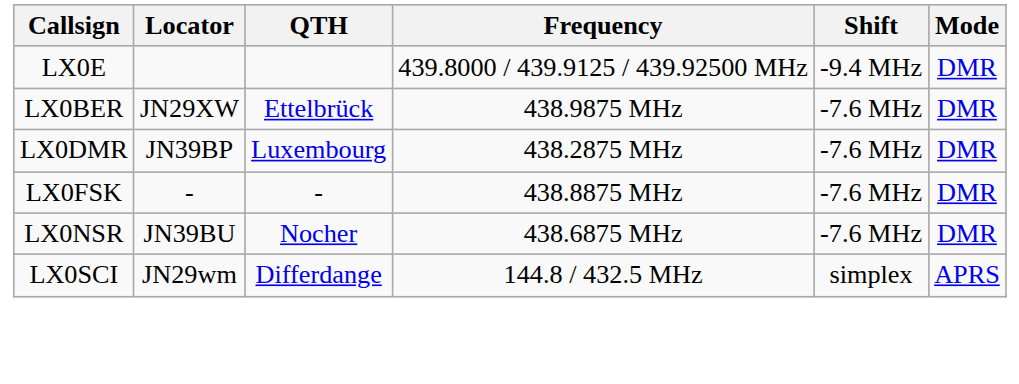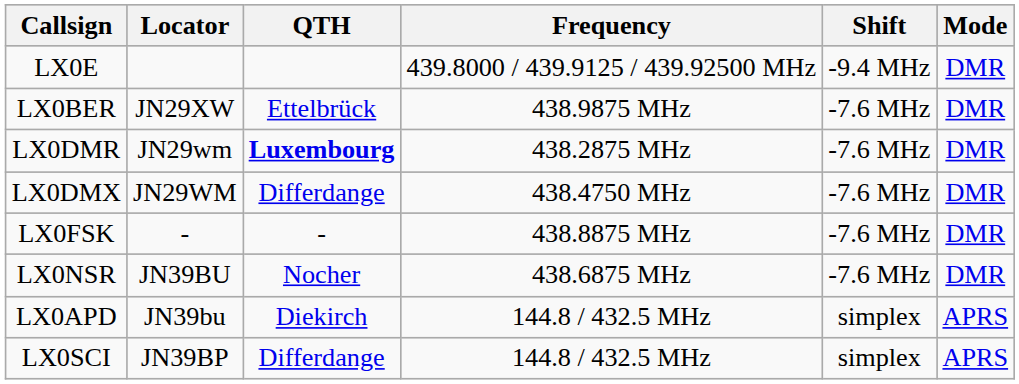(189, 150) JN39BP -> (185, 150) JN29wm
(319, 150) normal -> (322, 150) bold
+ row: (66, 191)
+ row: (66, 316)
(189, 274) JN29wm -> (185, 358) JN39BP
